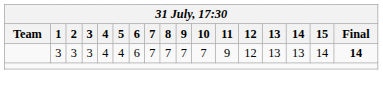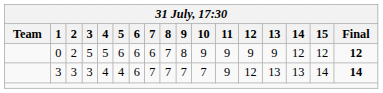+ row: (58, 53)
